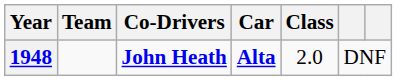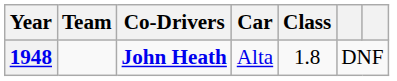(256, 57) bold -> (255, 57) normal
(310, 57) 2.0 -> (307, 57) 1.8
